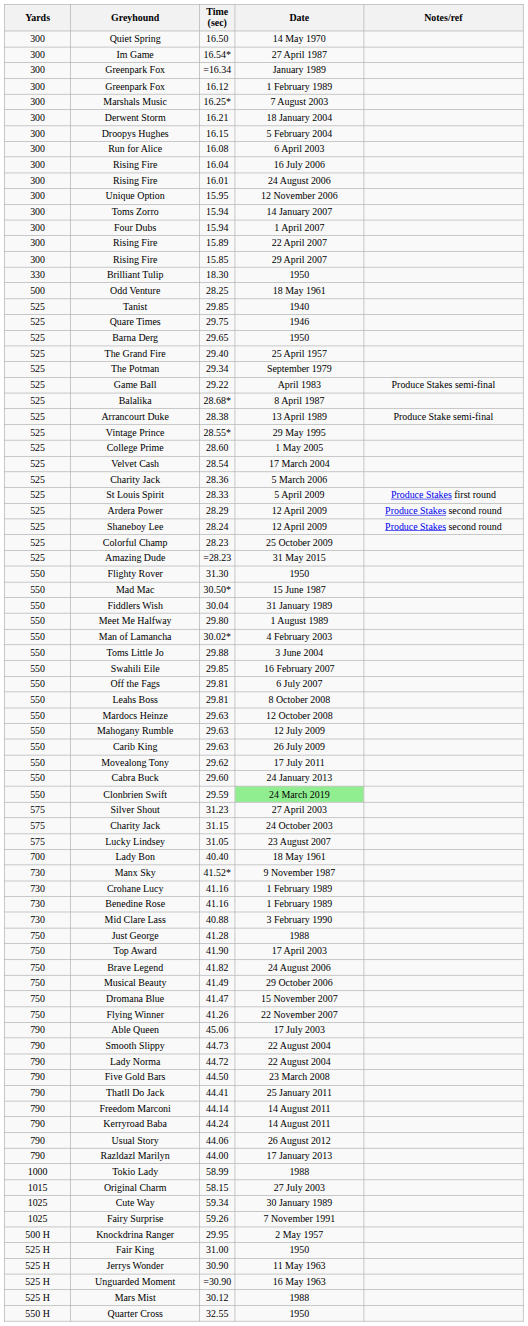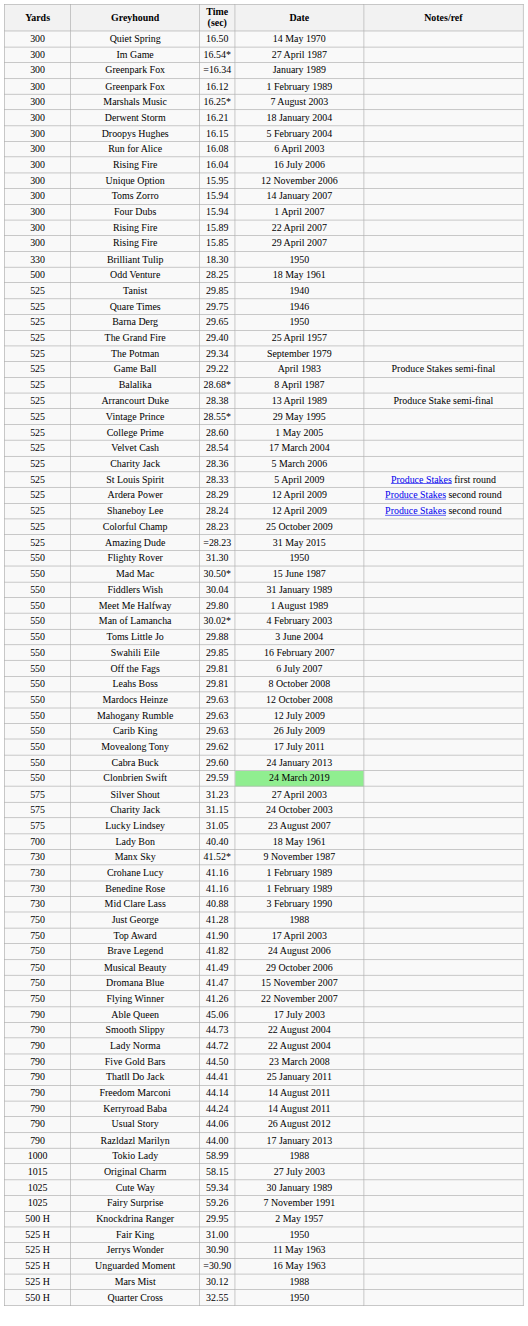- row: (135, 180)
